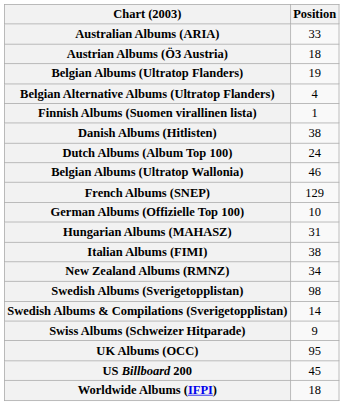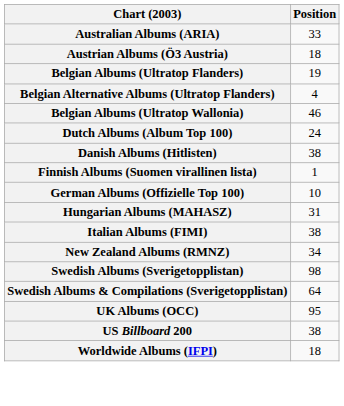rows swapped: (147, 172) <-> (147, 113)
rows swapped: (147, 133) <-> (147, 152)
- row: (147, 192)
(315, 311) 14 -> (315, 291) 64
- row: (147, 331)
(315, 370) 45 -> (315, 331) 38
